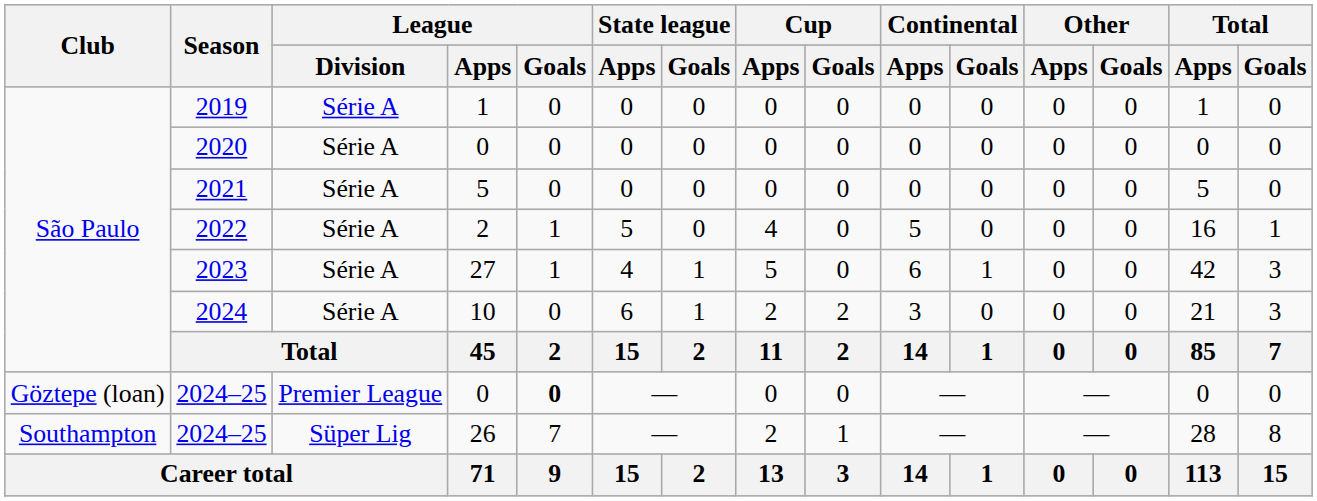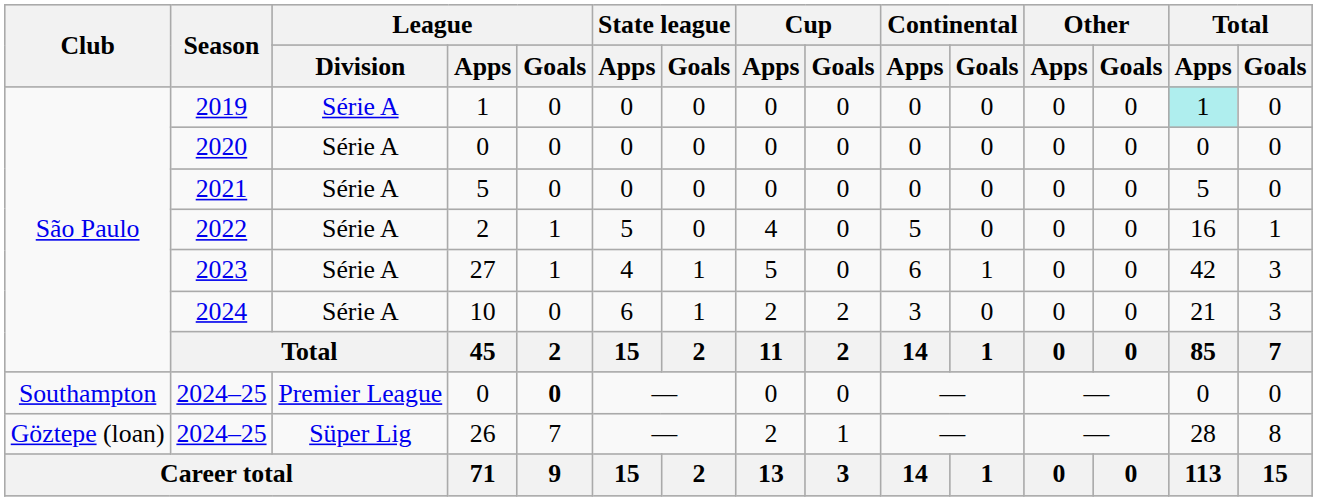(1203, 106) no background -> (1203, 106) paleturquoise background
(88, 392) Göztepe (loan) -> (88, 392) Southampton
(88, 433) Southampton -> (88, 433) Göztepe (loan)
